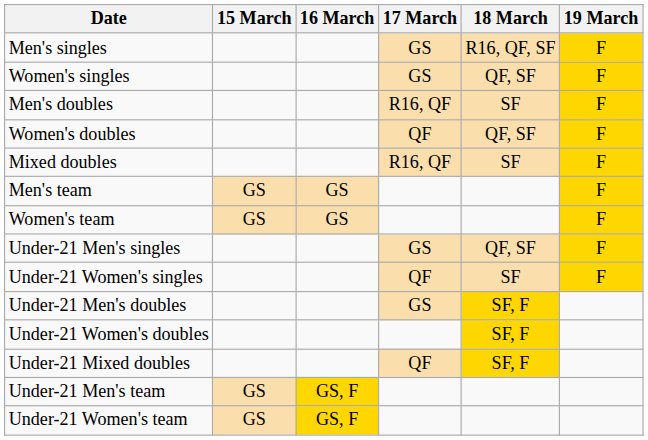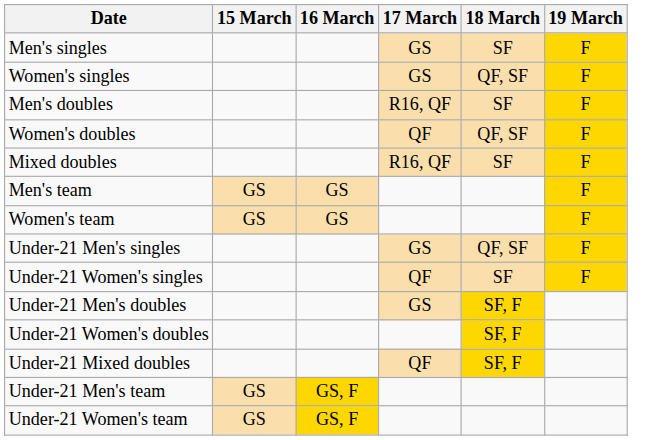(510, 47) R16, QF, SF -> (503, 47) SF
